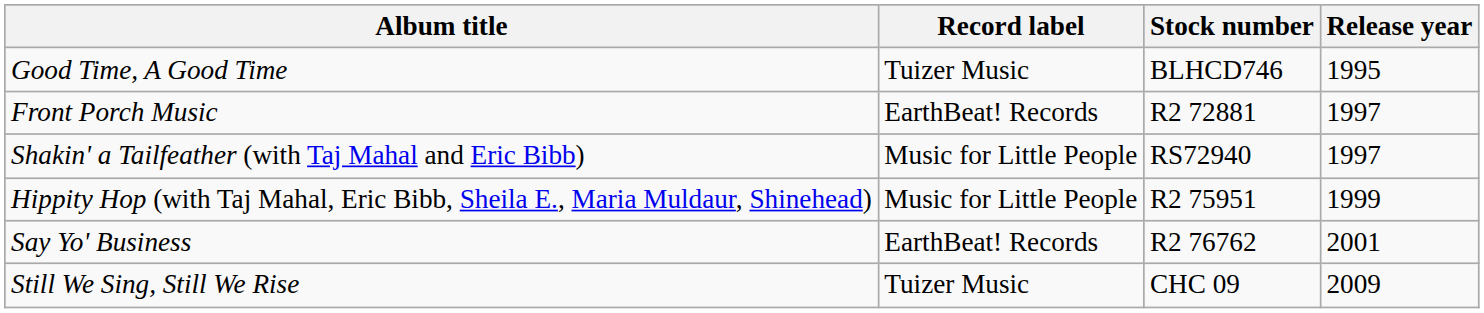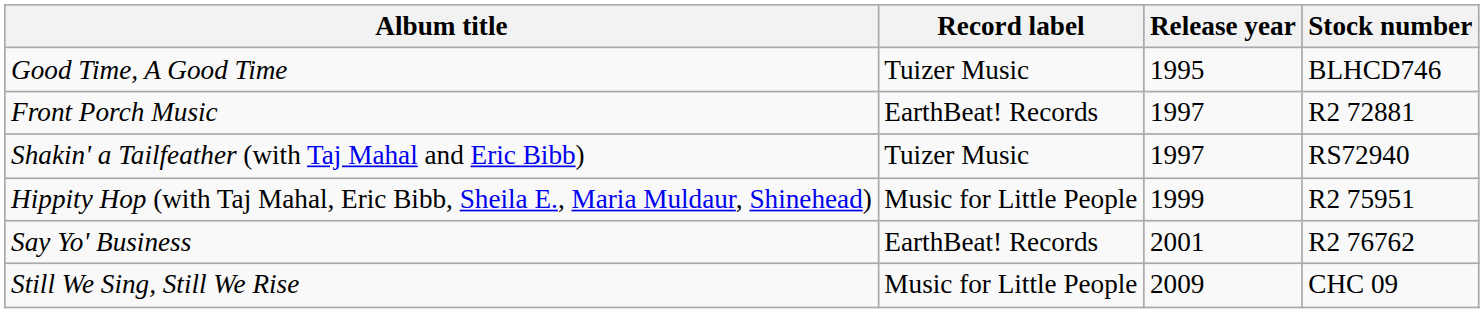columns swapped: (1232, 26) <-> (1399, 26)
(1011, 155) Music for Little People -> (957, 155) Tuizer Music
(957, 284) Tuizer Music -> (1011, 284) Music for Little People
